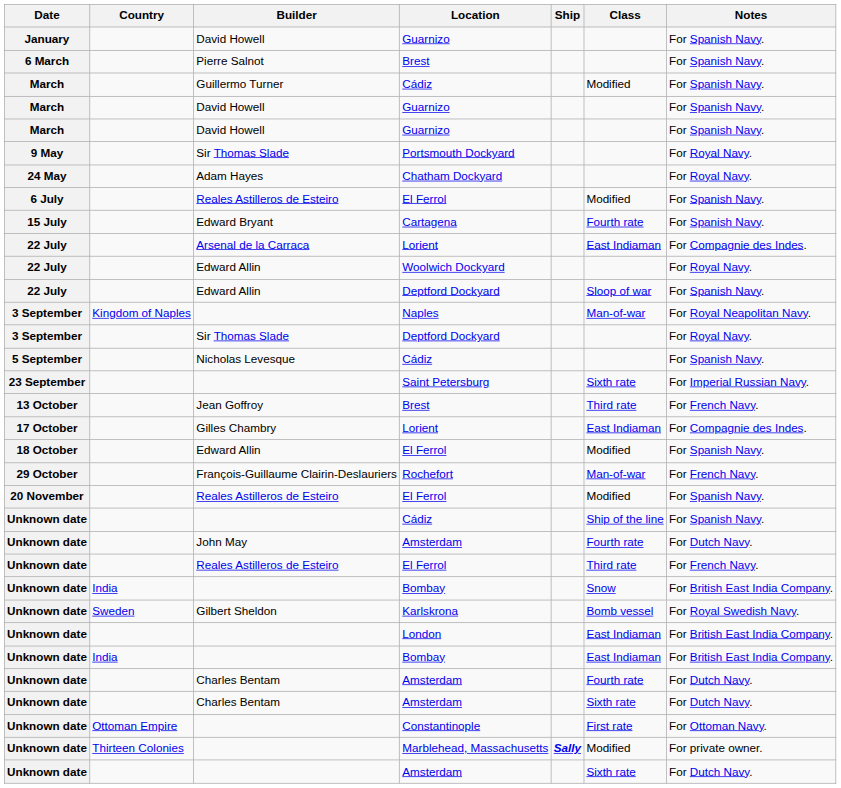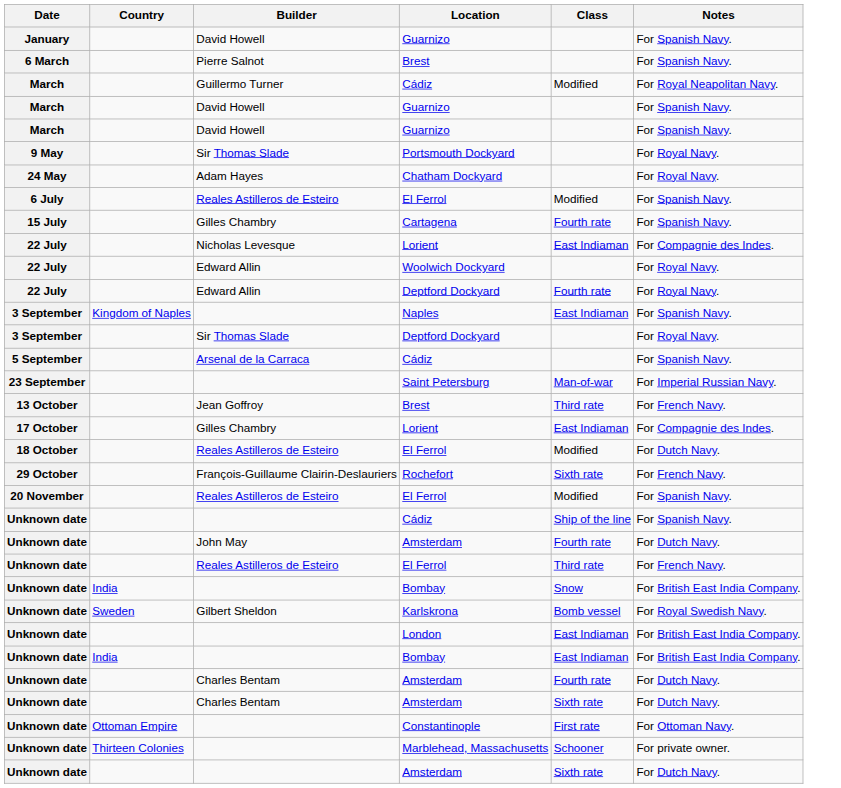- column: (567, 15)
(717, 84) For Spanish Navy. -> (707, 84) For Royal Neapolitan Navy.
(235, 222) Edward Bryant -> (236, 222) Gilles Chambry
(253, 244) Arsenal de la Carraca -> (246, 244) Nicholas Levesque
(619, 290) Sloop of war -> (582, 290) Fourth rate
(717, 290) For Spanish Navy. -> (678, 290) For Royal Navy.
(616, 313) Man-of-war -> (591, 313) East Indiaman
(740, 313) For Royal Neapolitan Navy. -> (684, 313) For Spanish Navy.
(246, 359) Nicholas Levesque -> (253, 359) Arsenal de la Carraca
(611, 382) Sixth rate -> (583, 382) Man-of-war
(228, 451) Edward Allin -> (267, 451) Reales Astilleros de Esteiro
(717, 451) For Spanish Navy. -> (678, 451) For Dutch Navy.
(616, 474) Man-of-war -> (578, 474) Sixth rate
(608, 748) Modified -> (579, 748) Schooner
